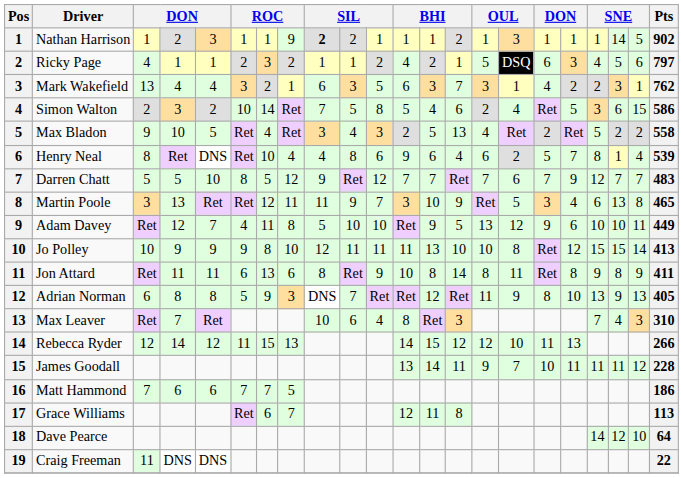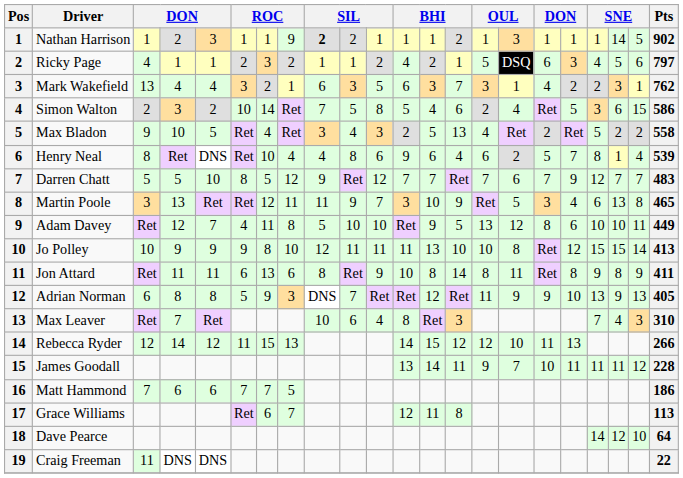(547, 226) 9 -> (547, 226) 8
(547, 296) 8 -> (547, 296) 9
